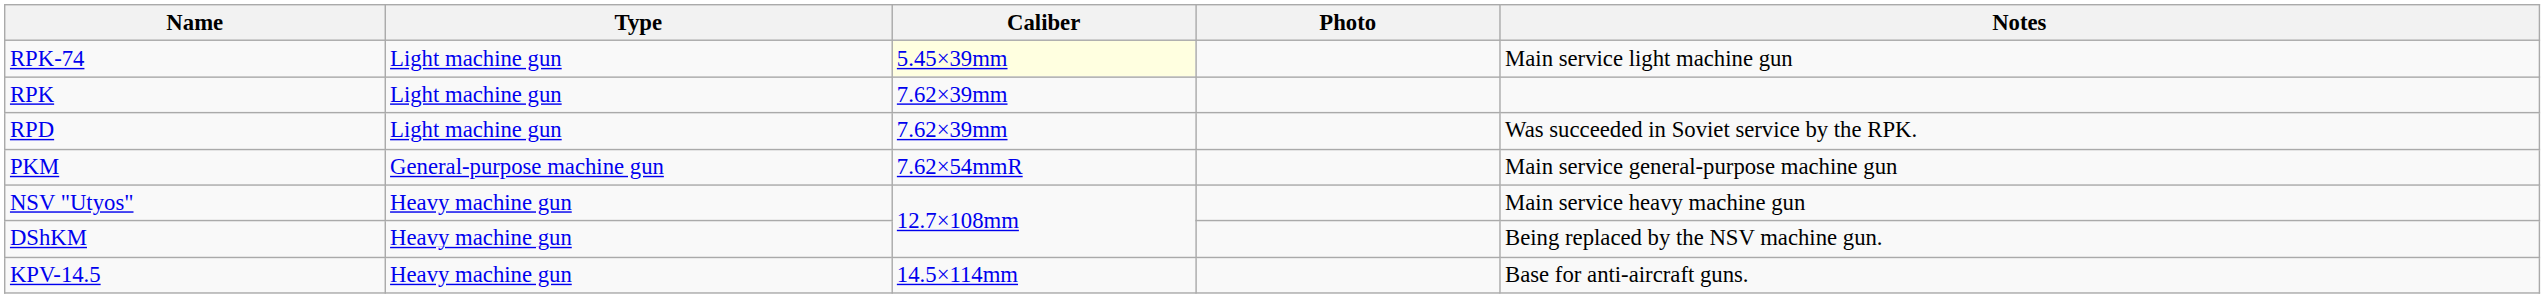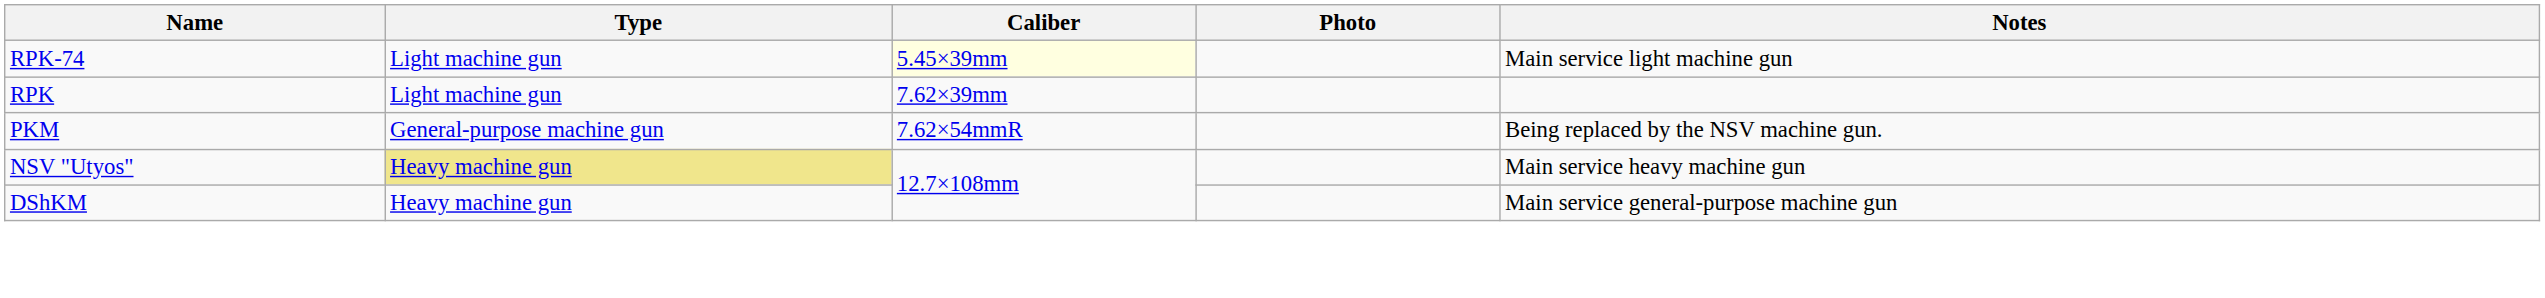- row: (32, 130)
(1701, 166) Main service general-purpose machine gun -> (1694, 130) Being replaced by the NSV machine gun.
(481, 202) no background -> (481, 166) khaki background
(1694, 238) Being replaced by the NSV machine gun. -> (1701, 202) Main service general-purpose machine gun
- row: (55, 274)
